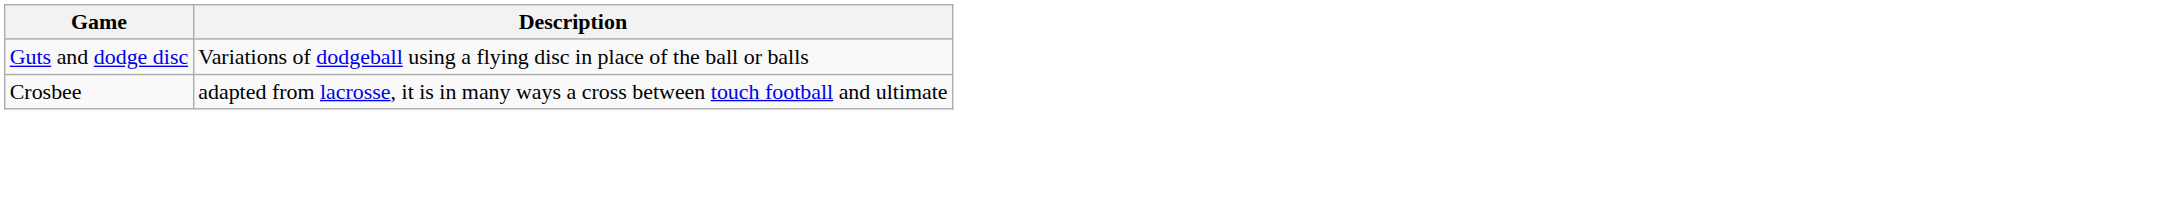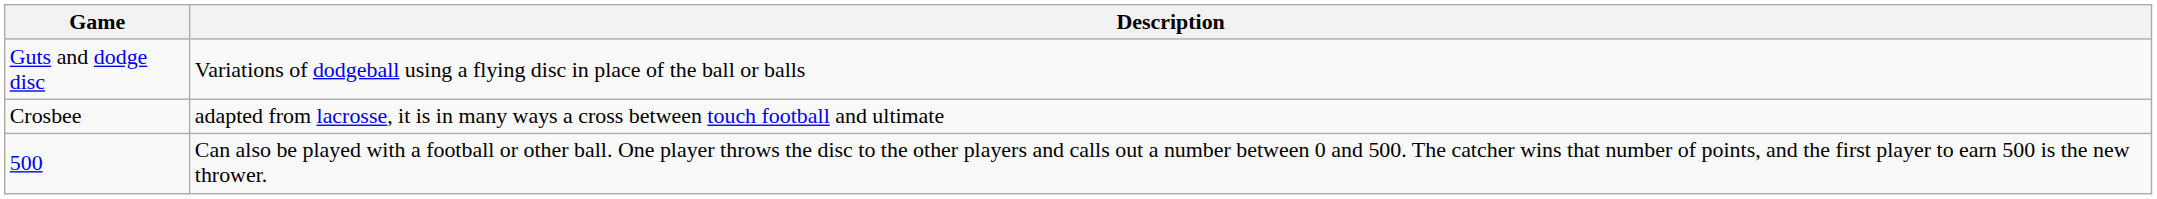+ row: (26, 163)
